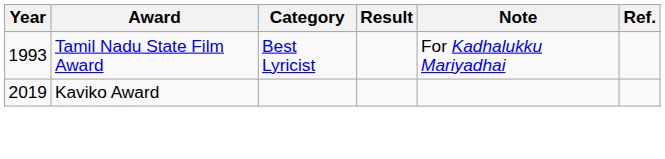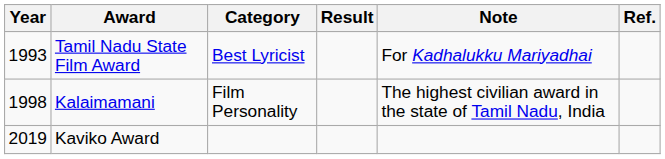+ row: (105, 102)
